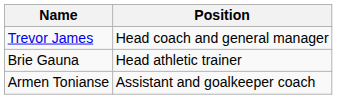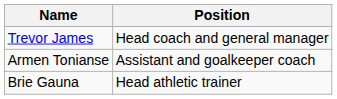rows swapped: (43, 60) <-> (58, 82)
